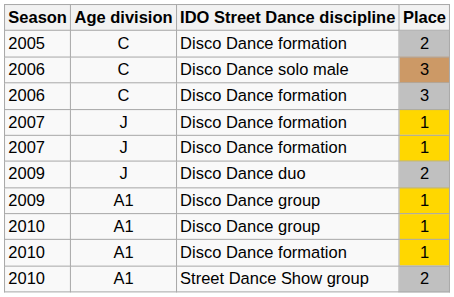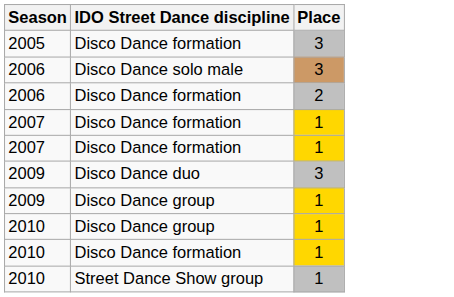- column: (124, 17)
(424, 43) 2 -> (319, 43) 3
(424, 95) 3 -> (319, 95) 2
(424, 174) 2 -> (319, 174) 3
(424, 278) 2 -> (319, 278) 1
